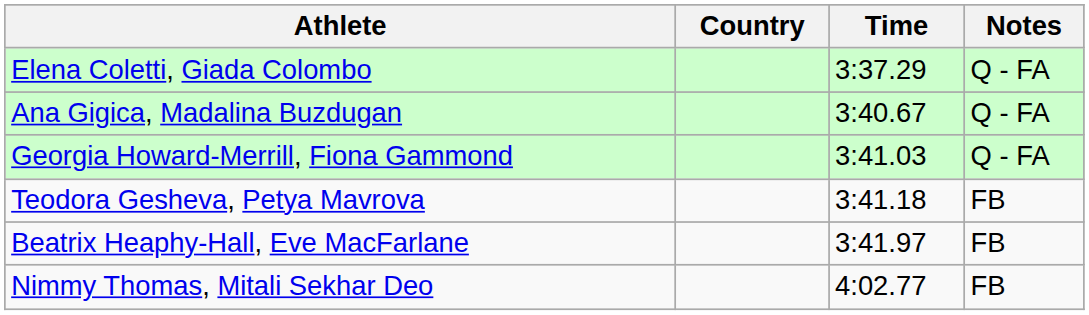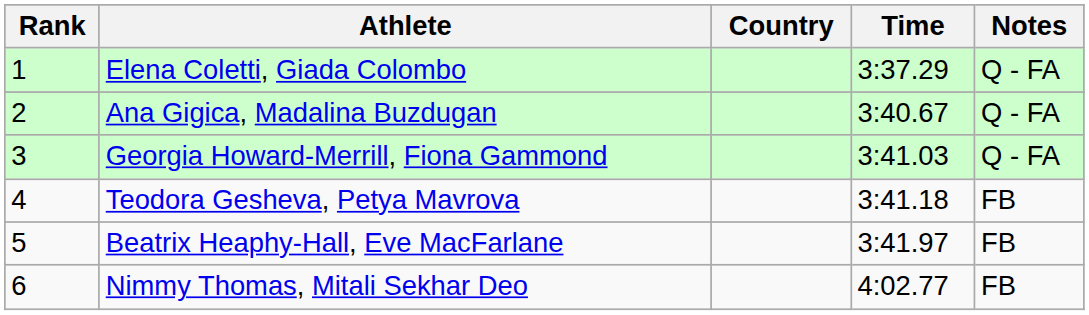+ column: (52, 26)
